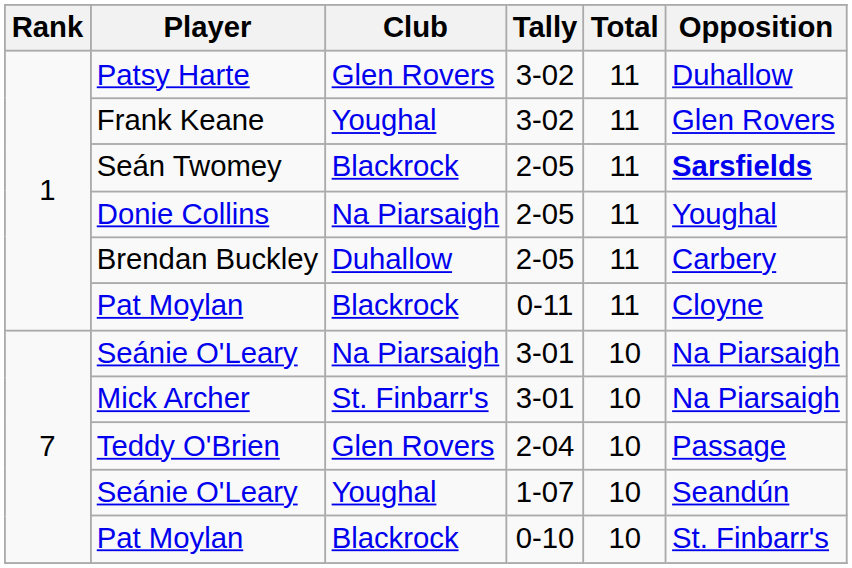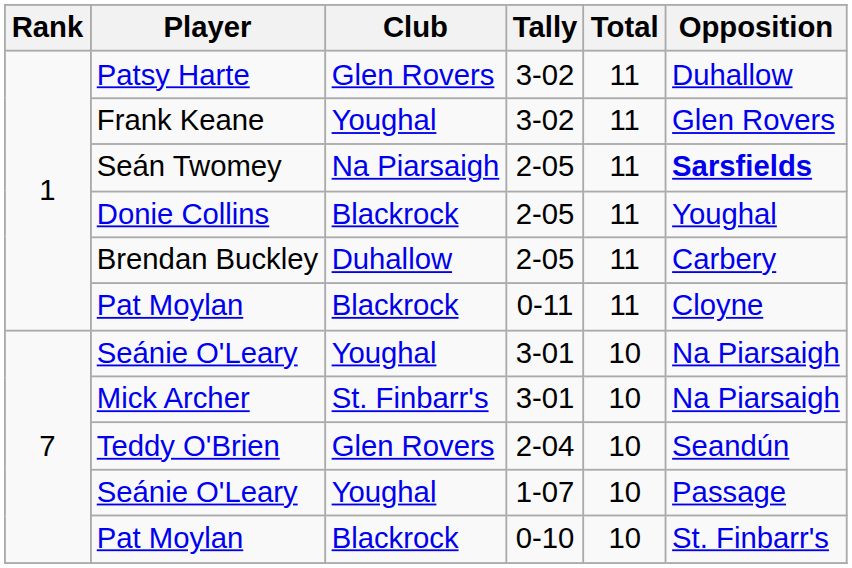(395, 167) Blackrock -> (415, 167) Na Piarsaigh
(415, 213) Na Piarsaigh -> (395, 213) Blackrock
(415, 352) Na Piarsaigh -> (384, 352) Youghal
(729, 445) Passage -> (731, 445) Seandún
(731, 492) Seandún -> (729, 492) Passage
